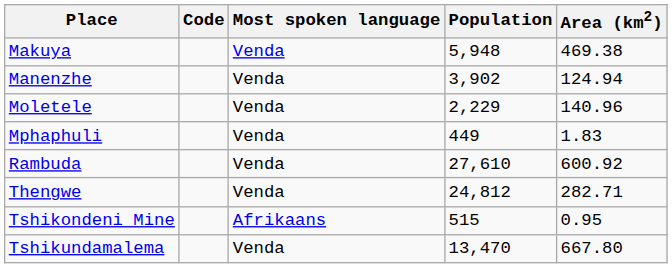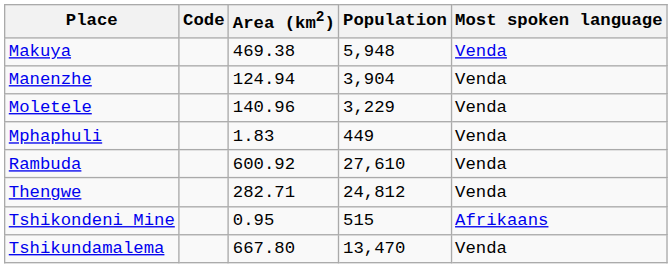columns swapped: (612, 21) <-> (337, 21)
(474, 80) 3,902 -> (369, 80) 3,904
(474, 108) 2,229 -> (369, 108) 3,229
